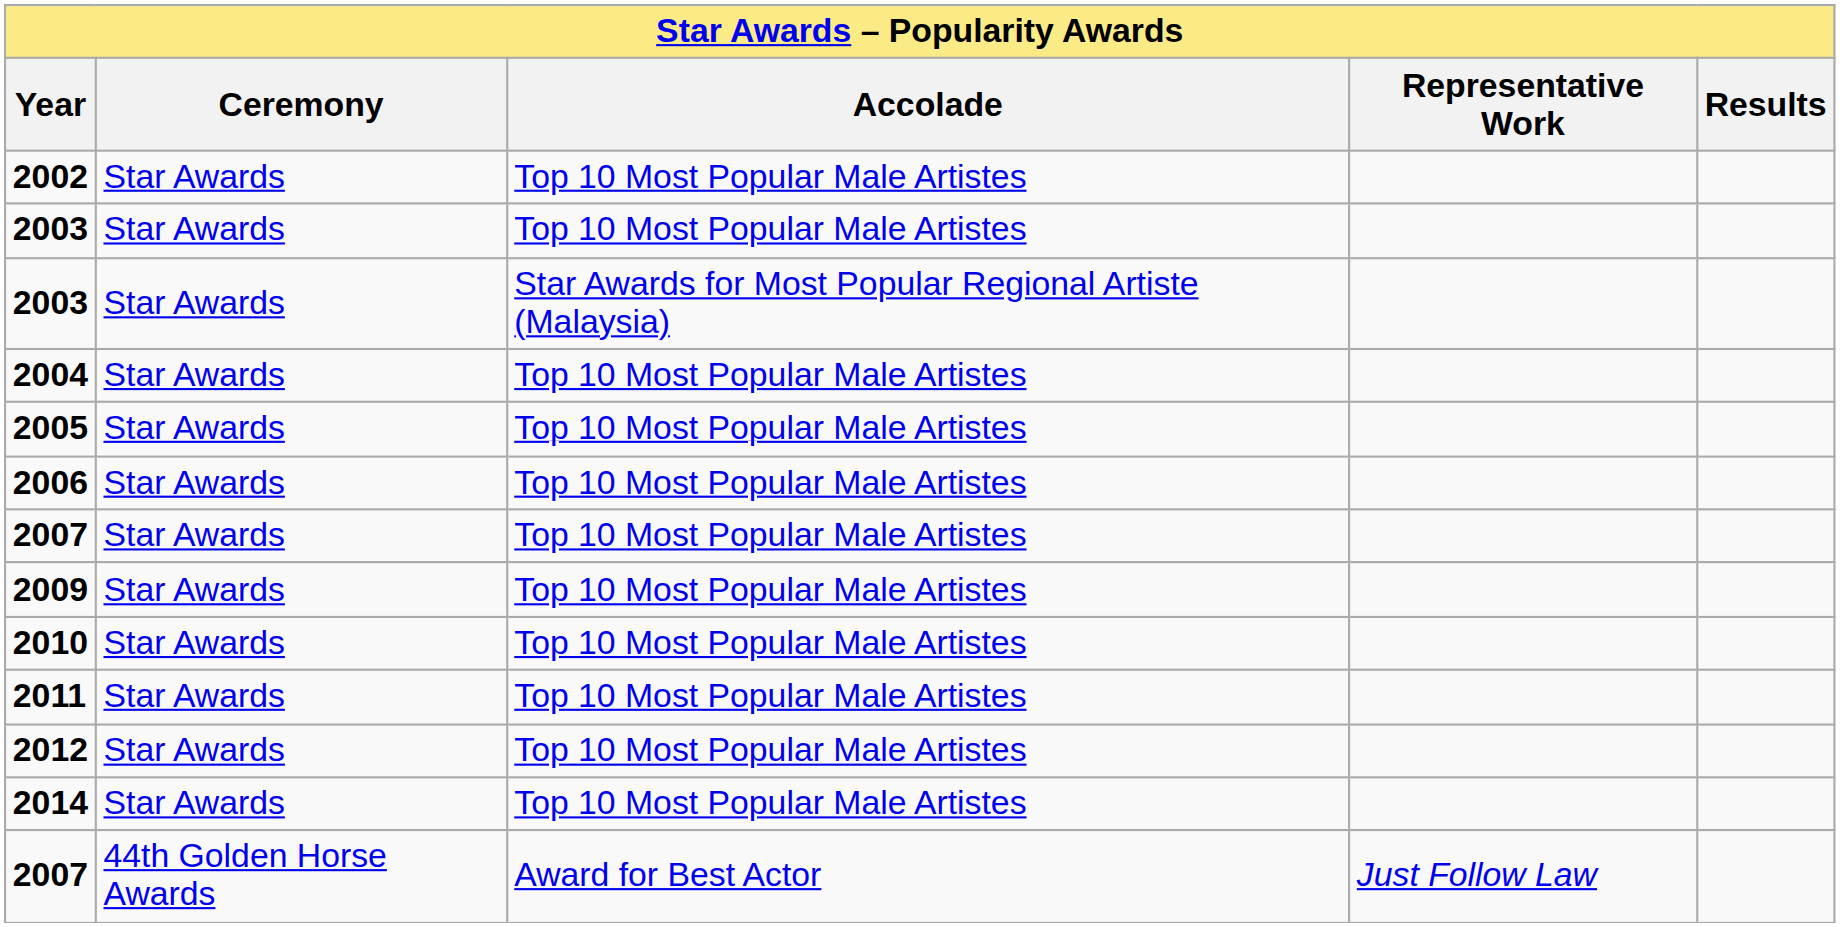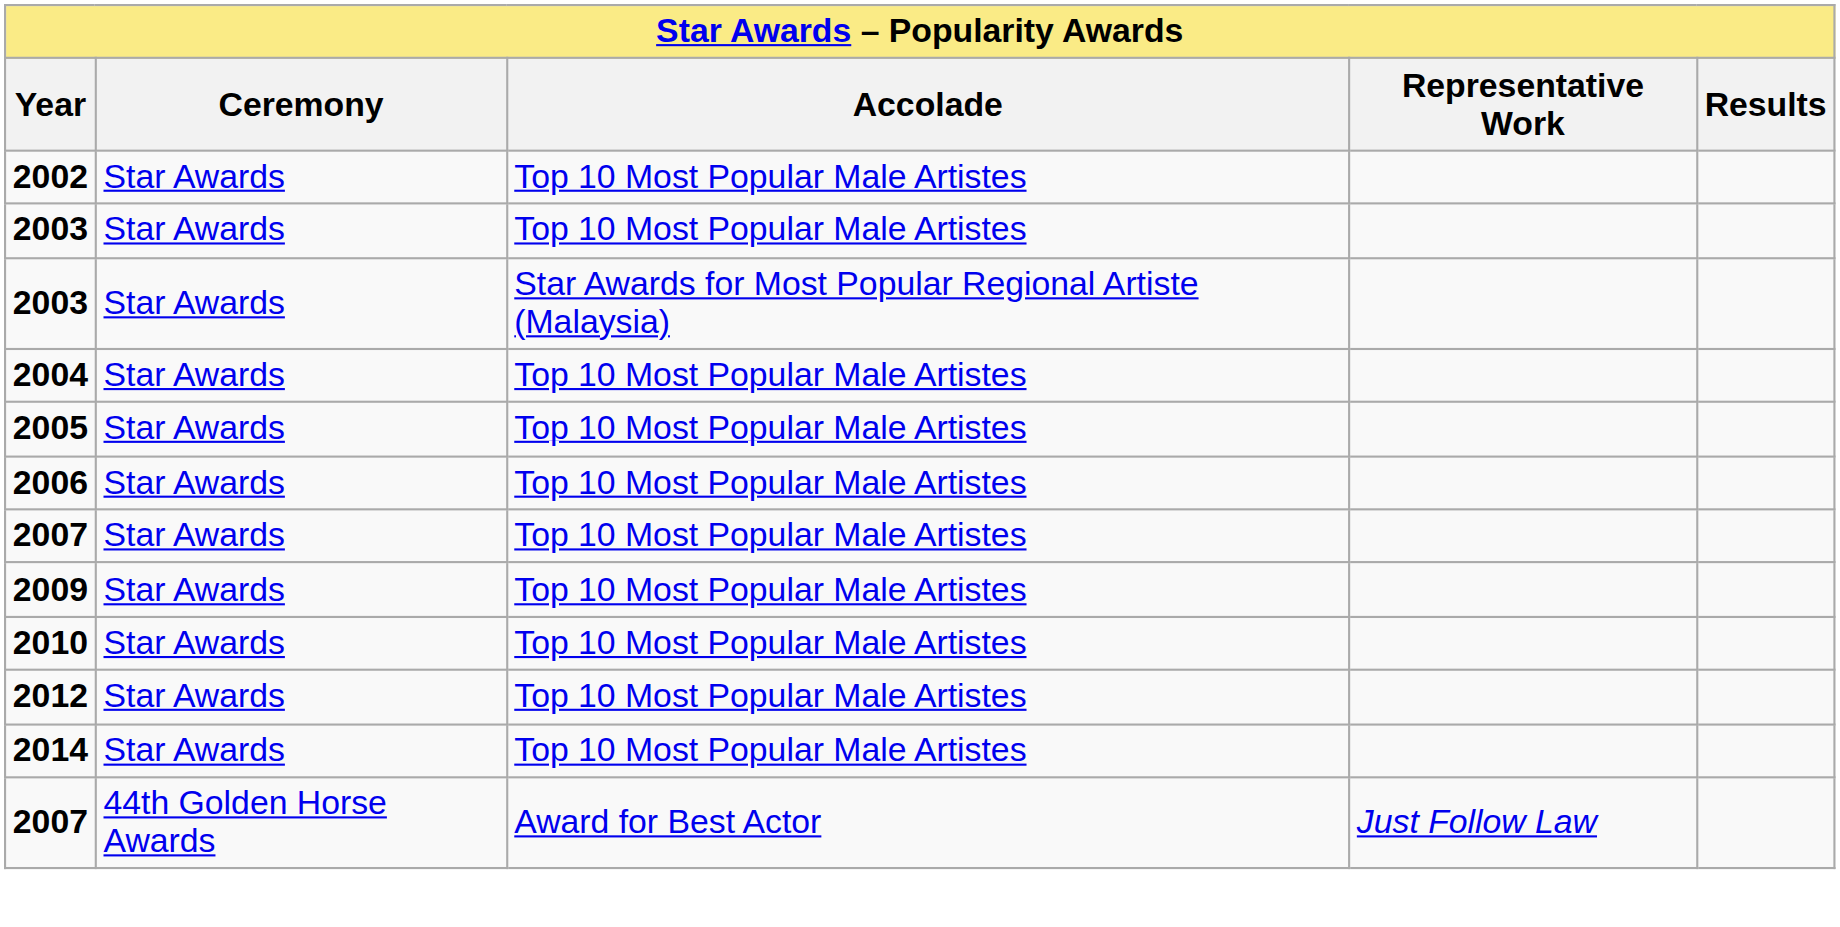- row: (49, 696)
